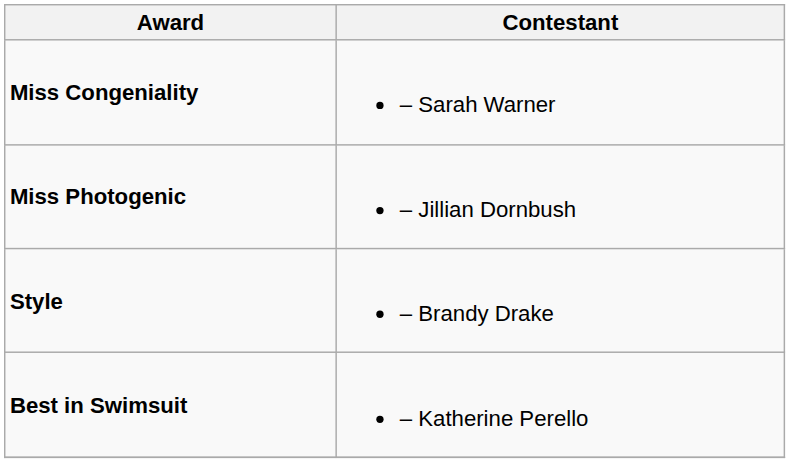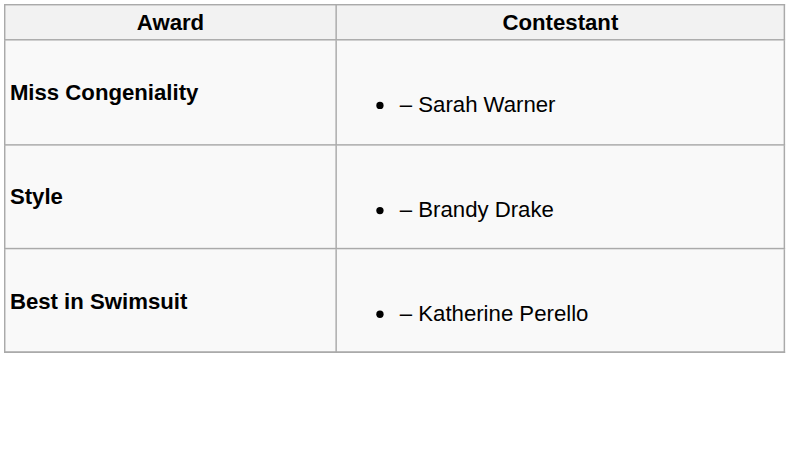- row: (98, 196)
